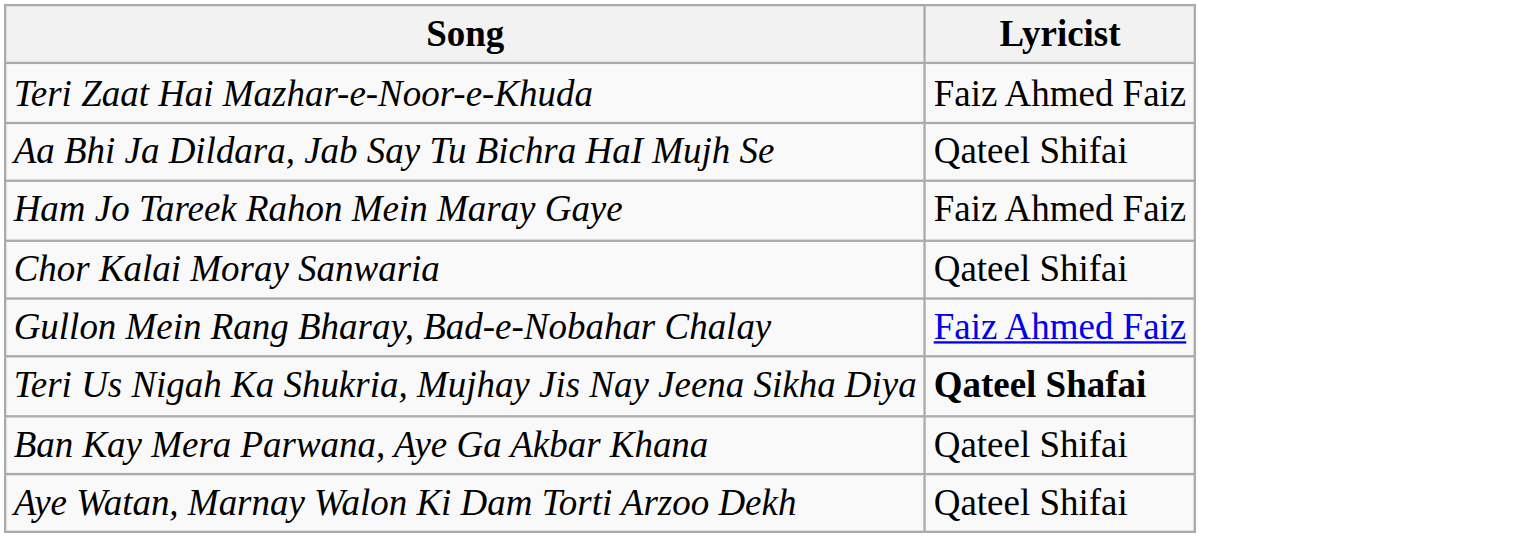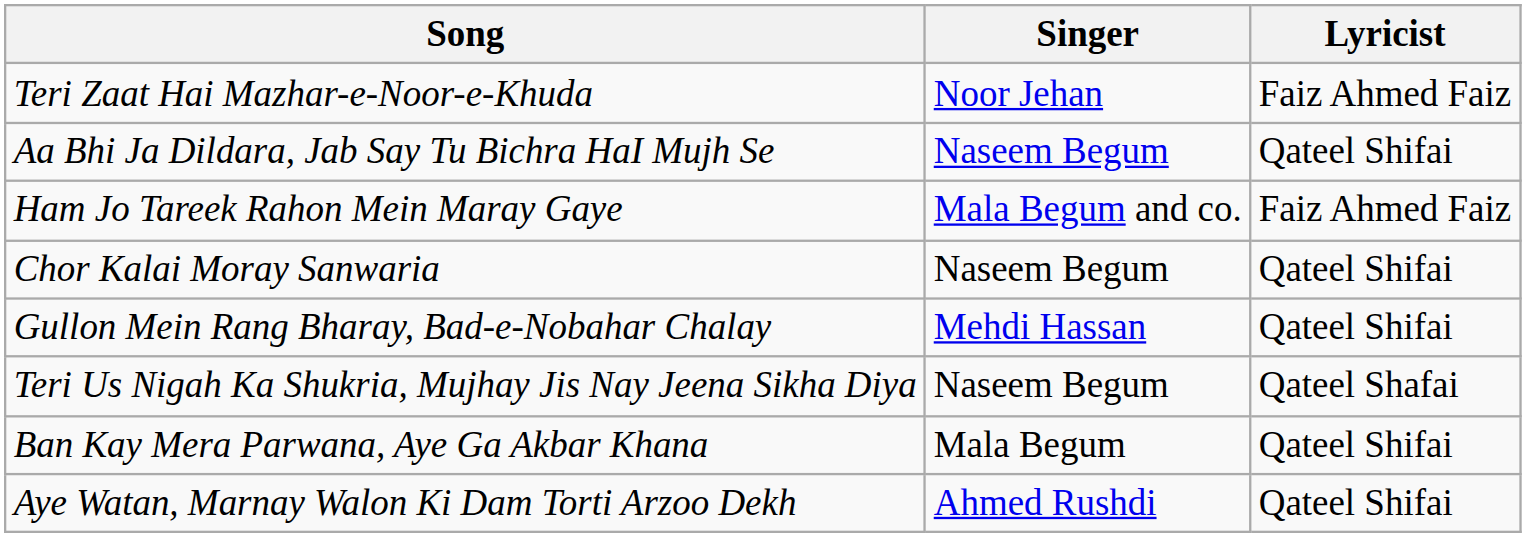+ column: (1088, 33)
(1060, 326) Faiz Ahmed Faiz -> (1356, 326) Qateel Shifai
(1040, 385) bold -> (1359, 385) normal
